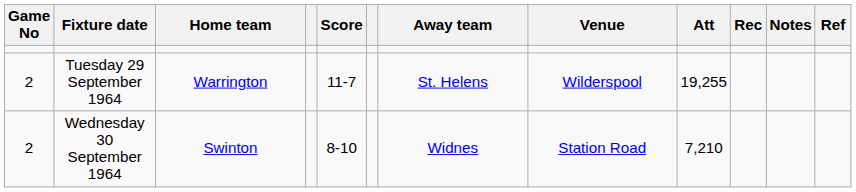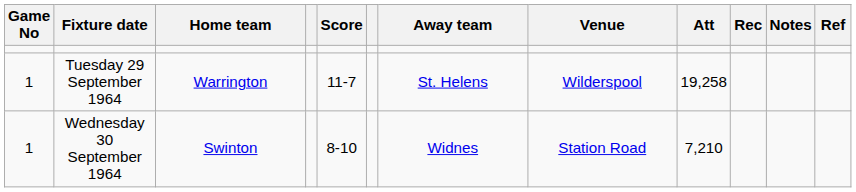(29, 81) 2 -> (29, 81) 1
(704, 81) 19,255 -> (704, 81) 19,258
(29, 148) 2 -> (29, 148) 1
